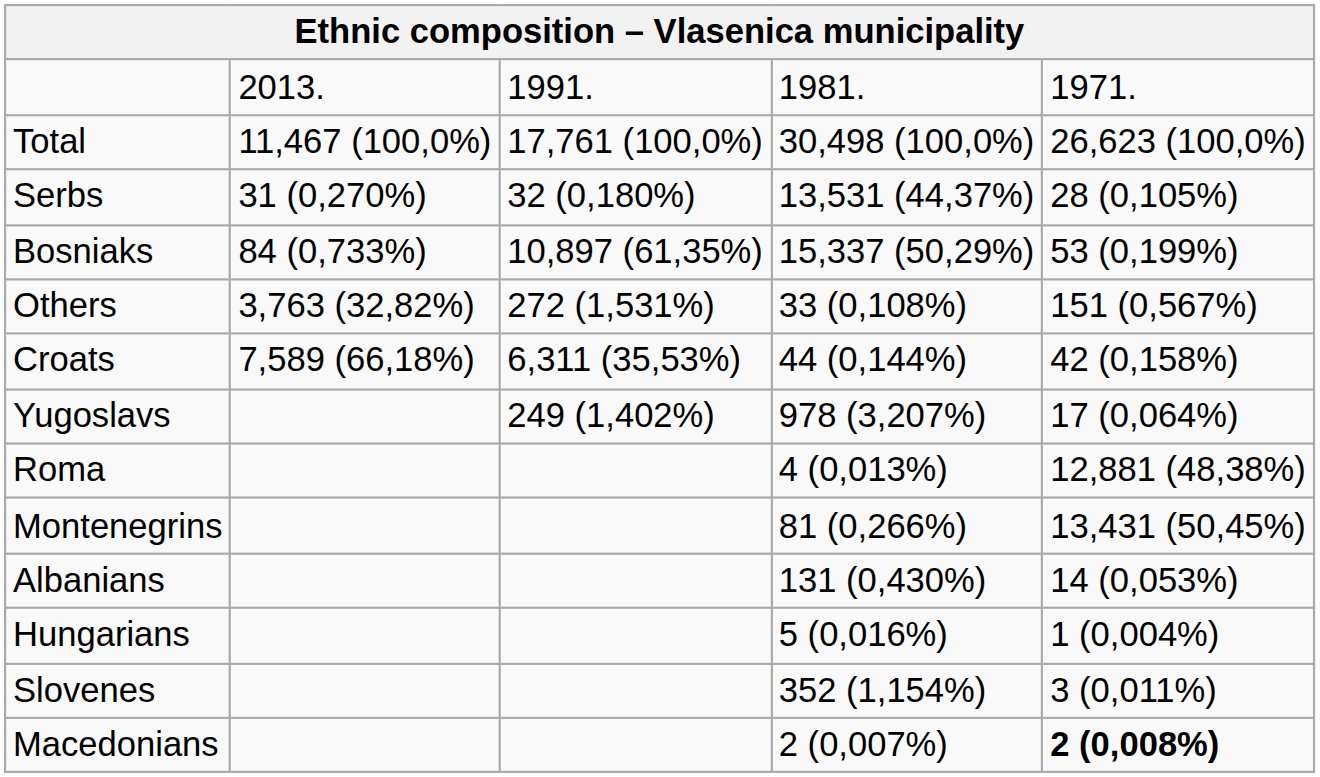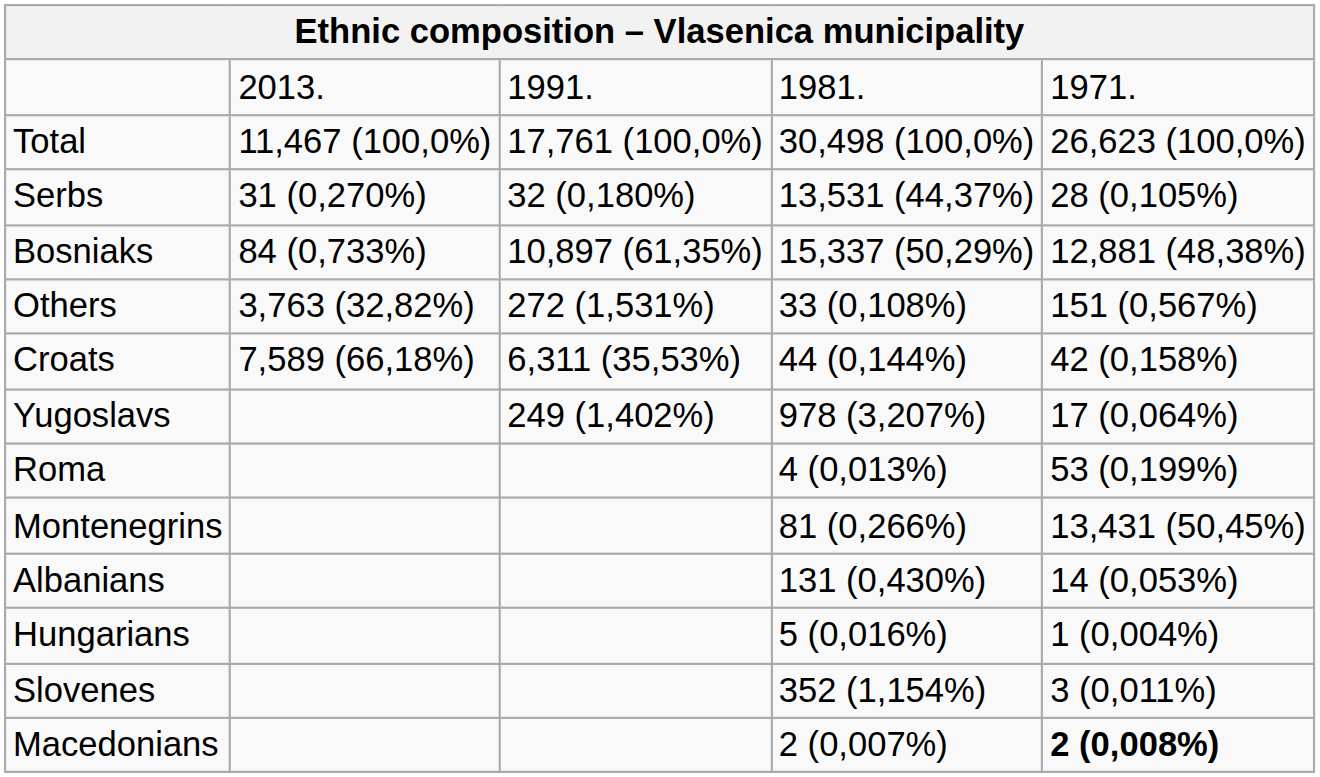(1144, 251) 53 (0,199%) -> (1178, 251) 12,881 (48,38%)
(1178, 470) 12,881 (48,38%) -> (1144, 470) 53 (0,199%)
